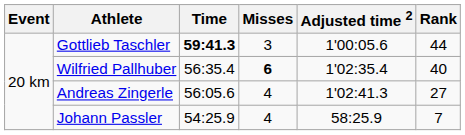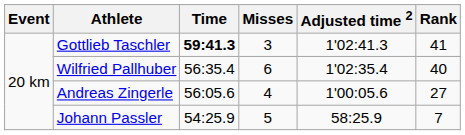(357, 45) 1'00:05.6 -> (357, 45) 1'02:41.3
(438, 45) 44 -> (438, 45) 41
(268, 69) bold -> (268, 69) normal
(357, 93) 1'02:41.3 -> (357, 93) 1'00:05.6
(268, 117) 4 -> (268, 117) 5
